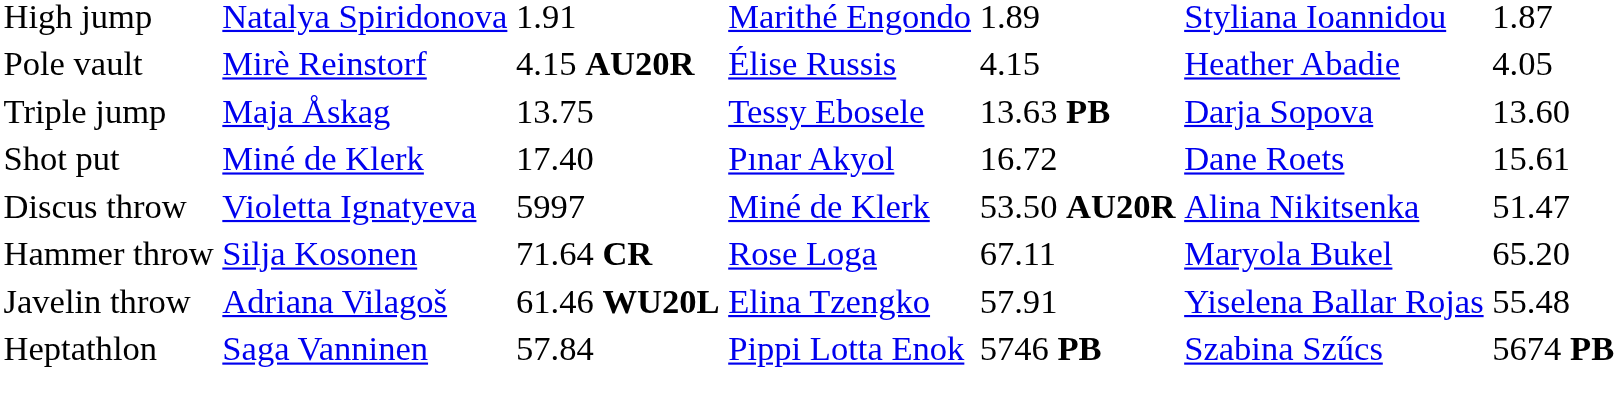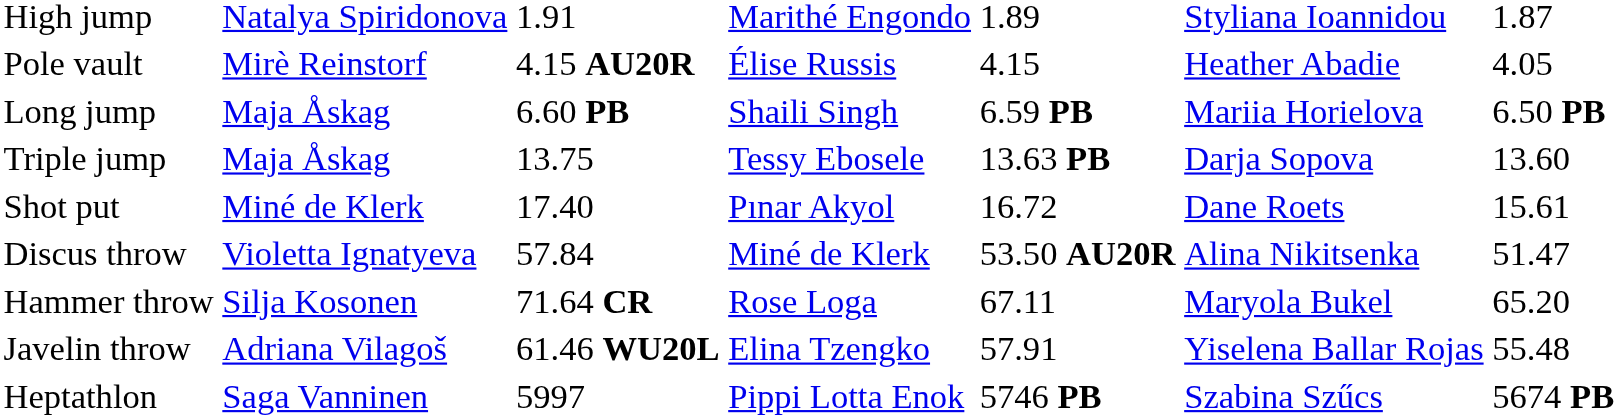+ row: (80, 111)
(551, 206) 5997 -> (555, 253) 57.84
(555, 348) 57.84 -> (551, 396) 5997
